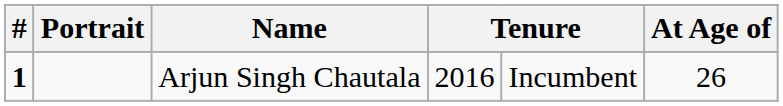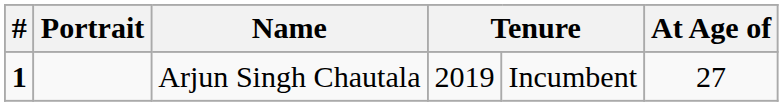(464, 76) 2016 -> (464, 76) 2019
(711, 76) 26 -> (711, 76) 27
